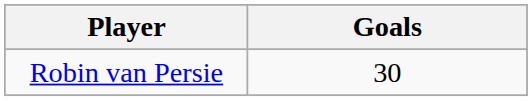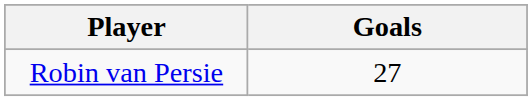(387, 71) 30 -> (387, 71) 27
